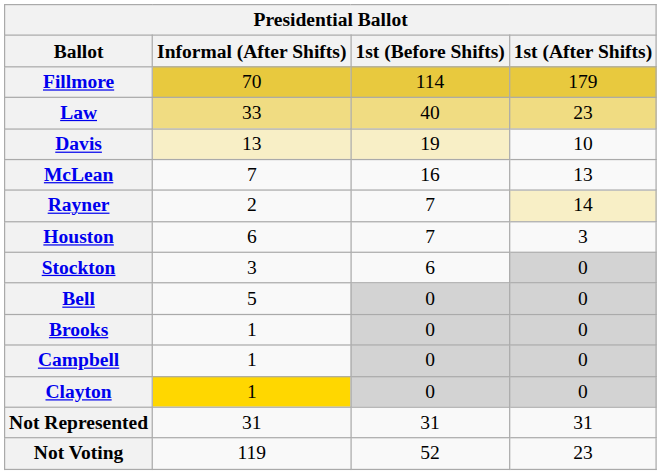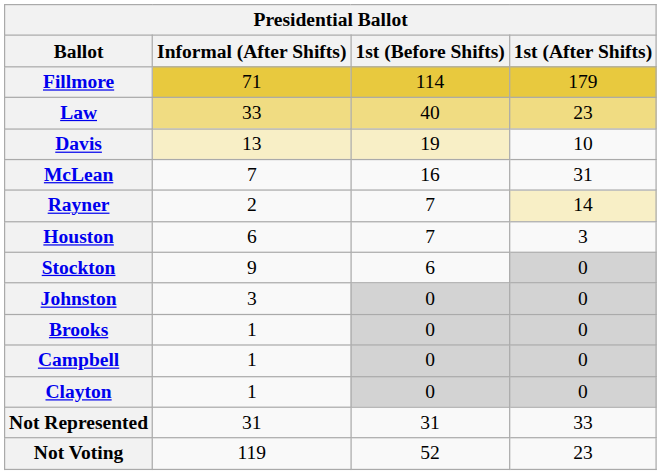(252, 81) 70 -> (252, 81) 71
(583, 174) 13 -> (583, 174) 31
(252, 267) 3 -> (252, 267) 9
- row: (79, 298)
+ row: (79, 298)
(252, 391) gold background -> (252, 391) no background
(583, 422) 31 -> (583, 422) 33
